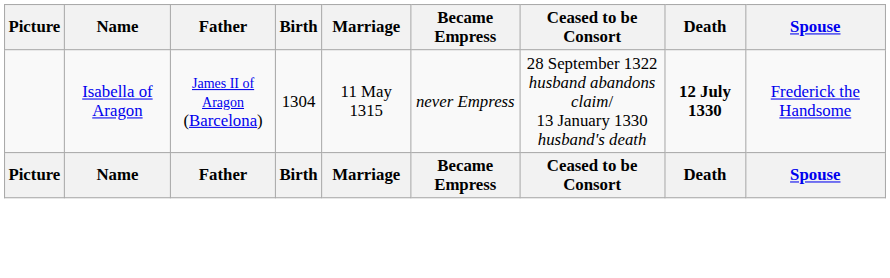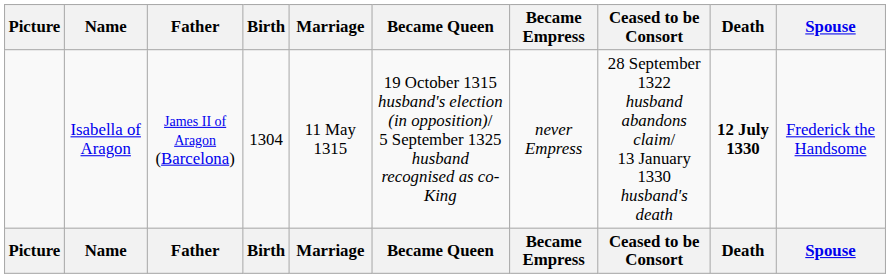+ column: (440, 27)
